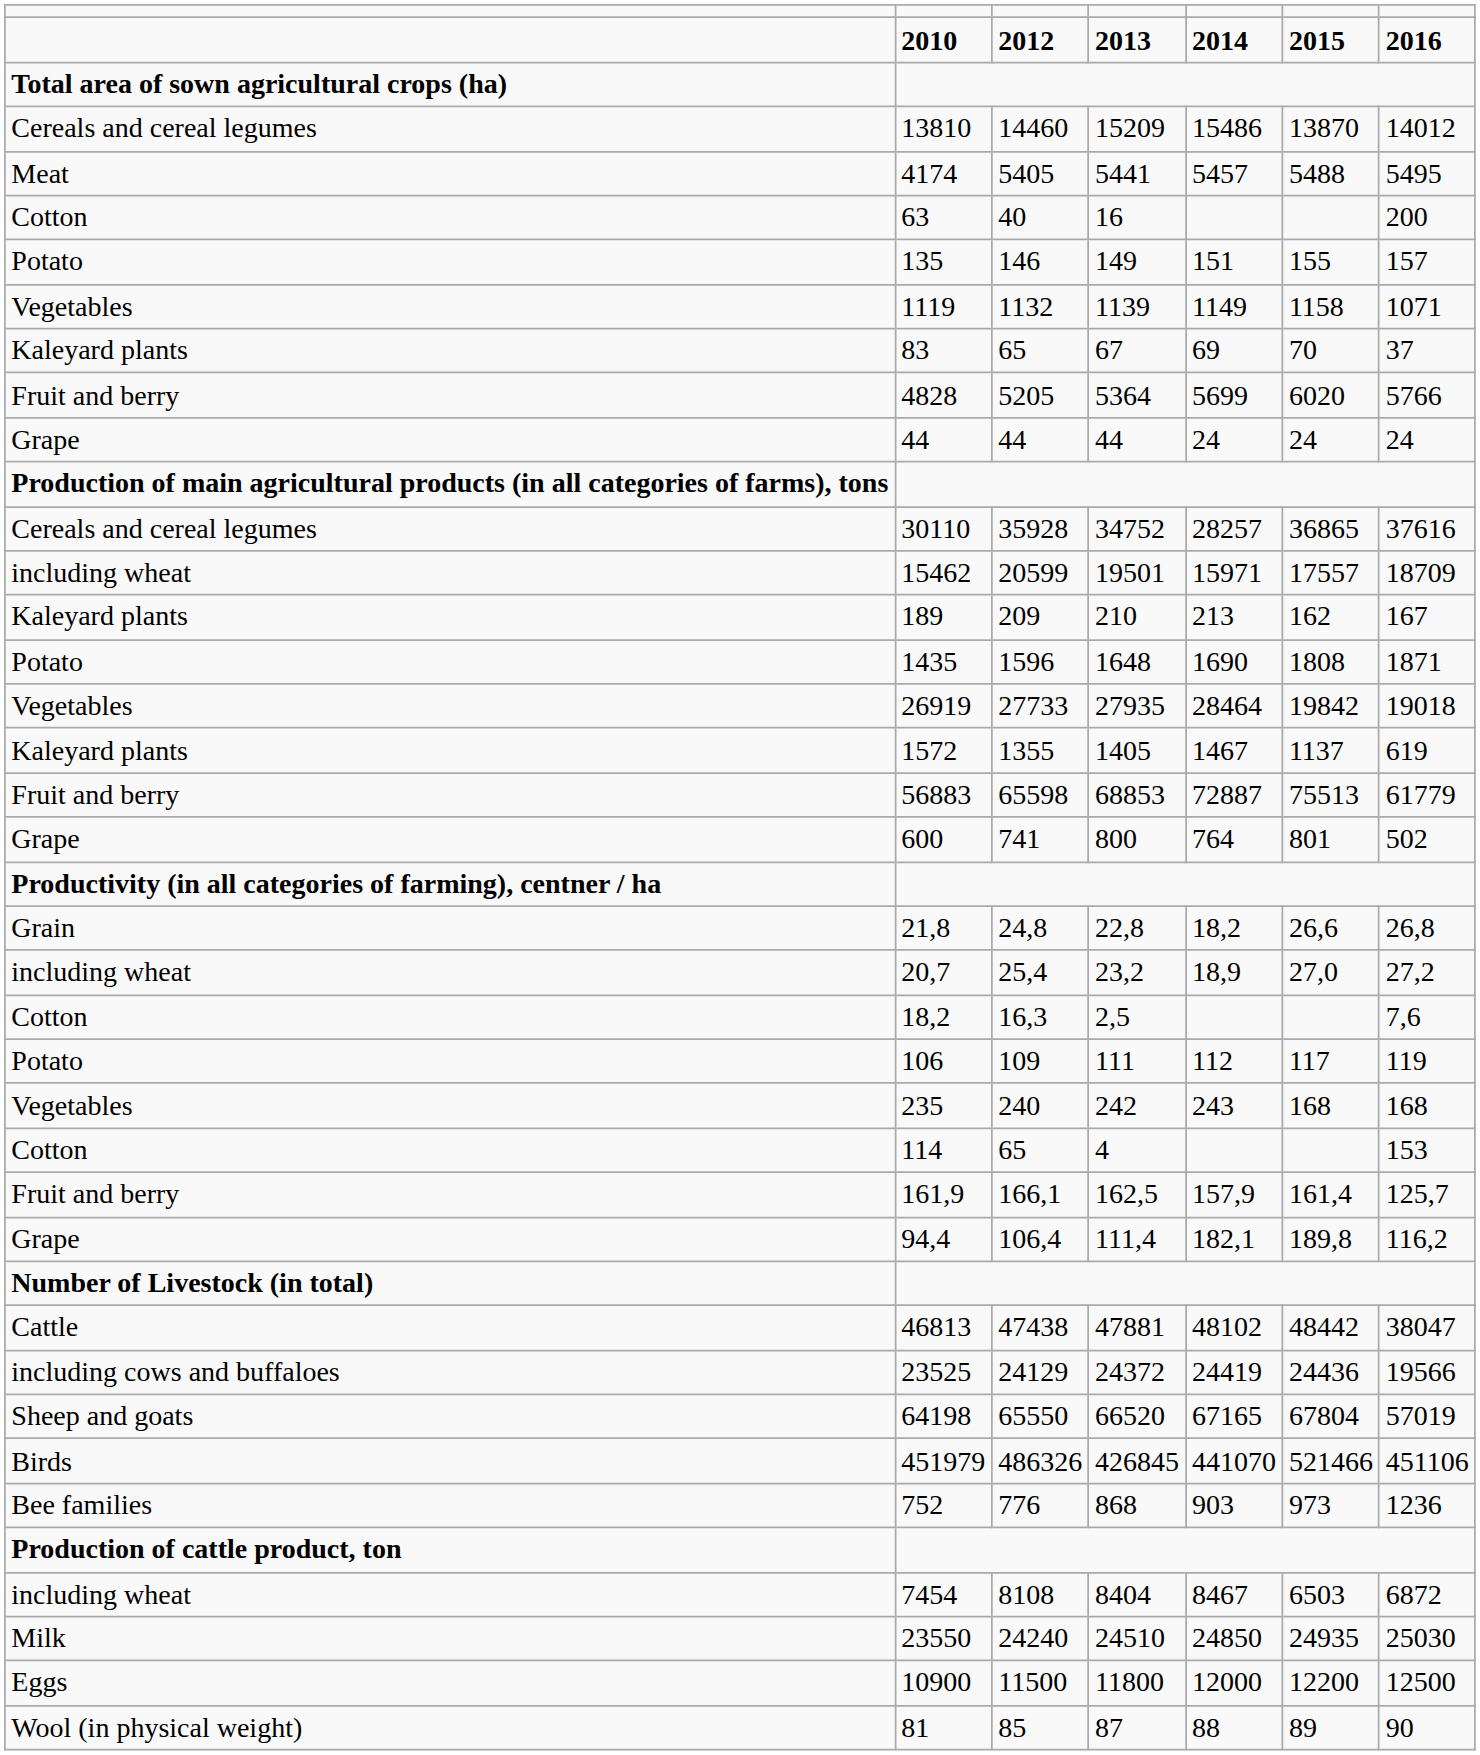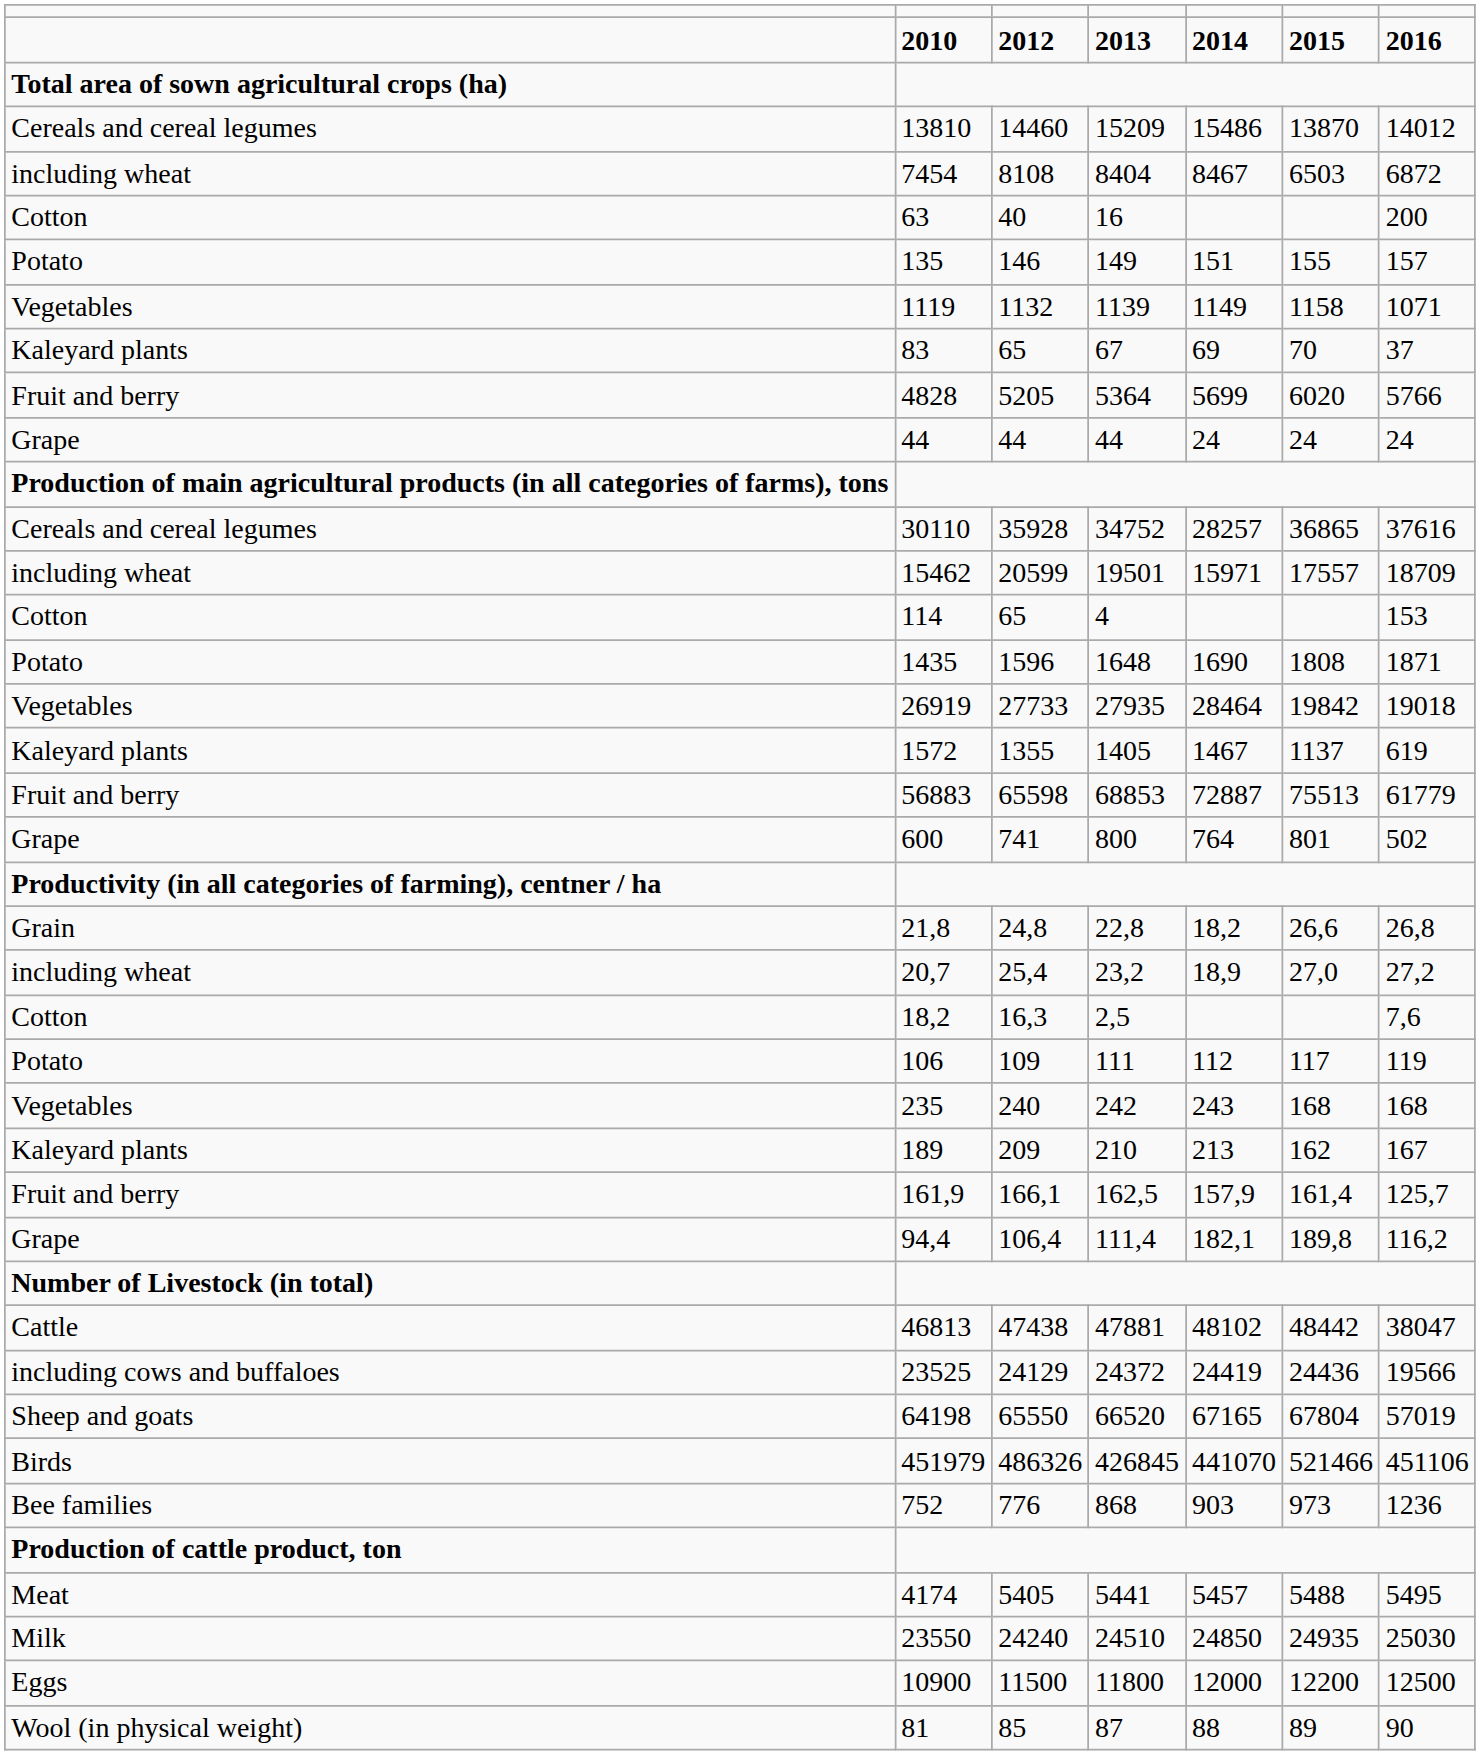rows swapped: (101, 1593) <-> (40, 172)
rows swapped: (49, 1149) <-> (100, 616)
